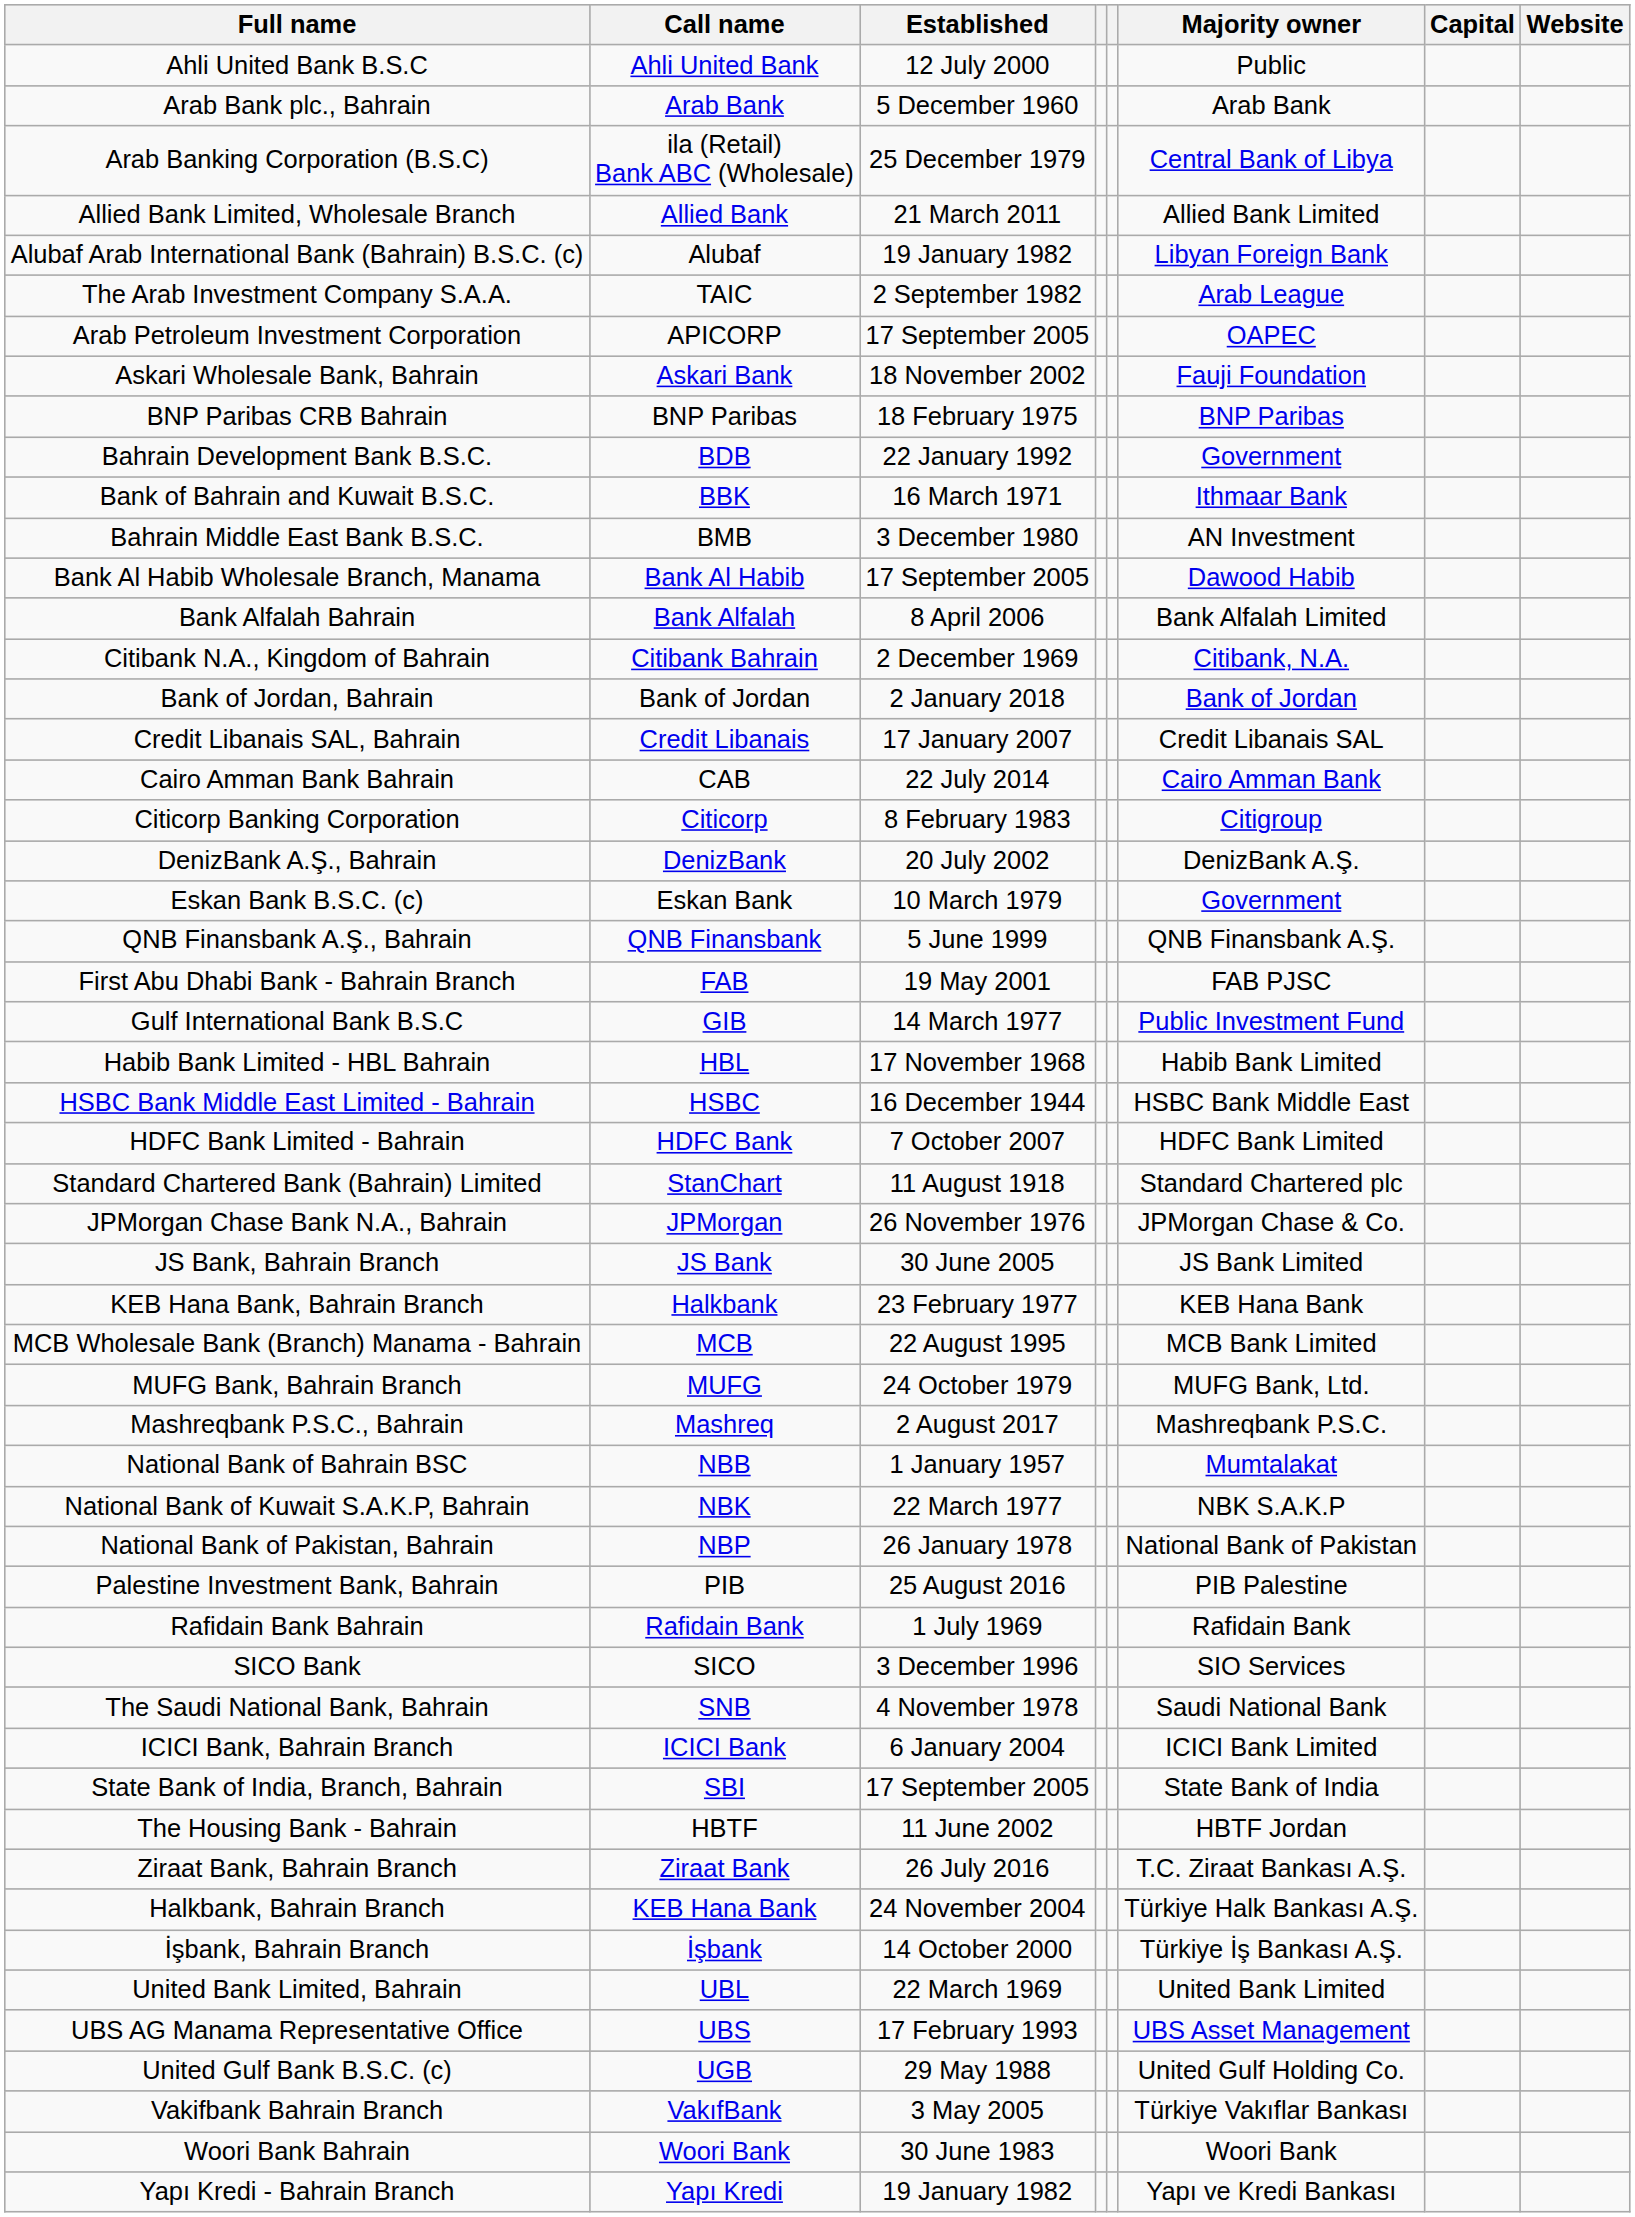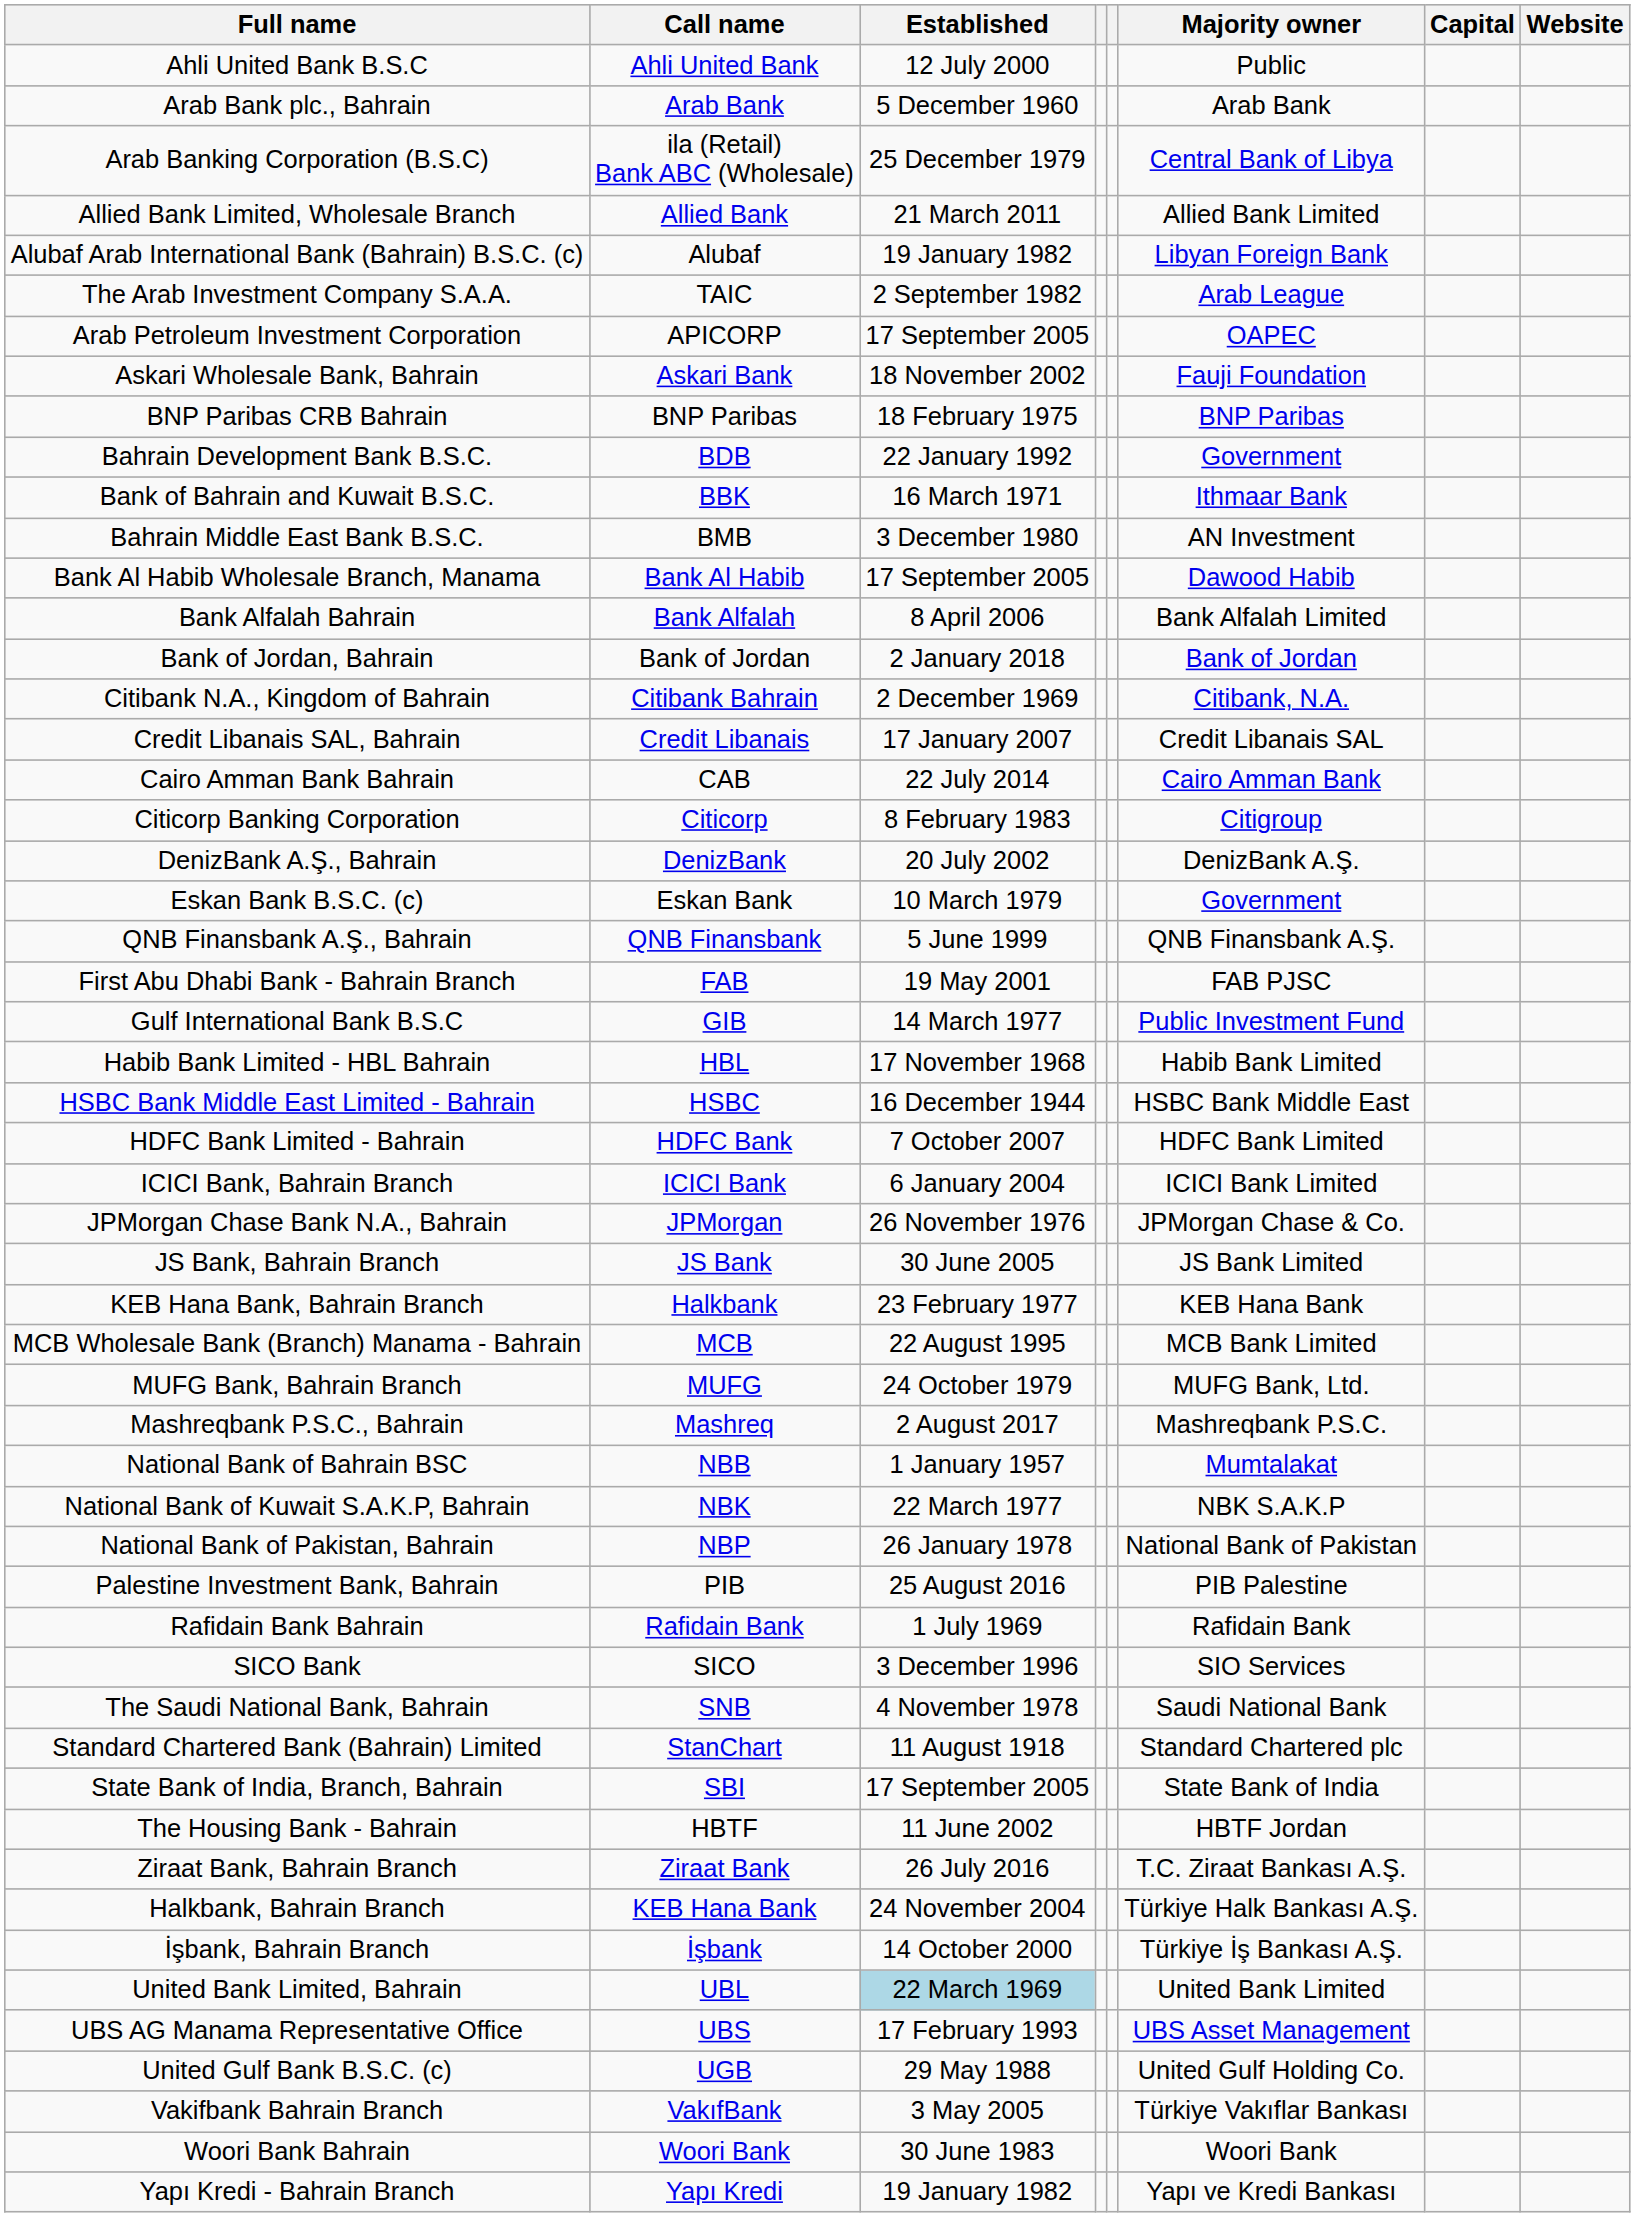rows swapped: (297, 698) <-> (297, 658)
rows swapped: (297, 1747) <-> (297, 1182)
(977, 1989) no background -> (977, 1989) lightblue background
